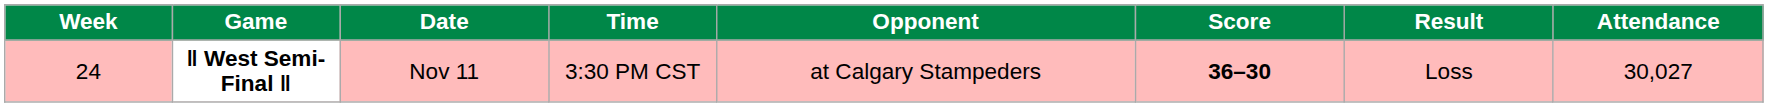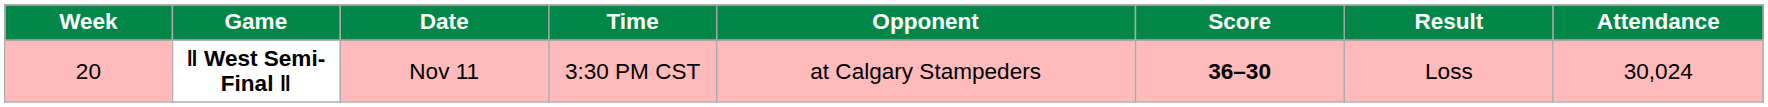(88, 70) 24 -> (88, 70) 20
(1658, 70) 30,027 -> (1658, 70) 30,024
